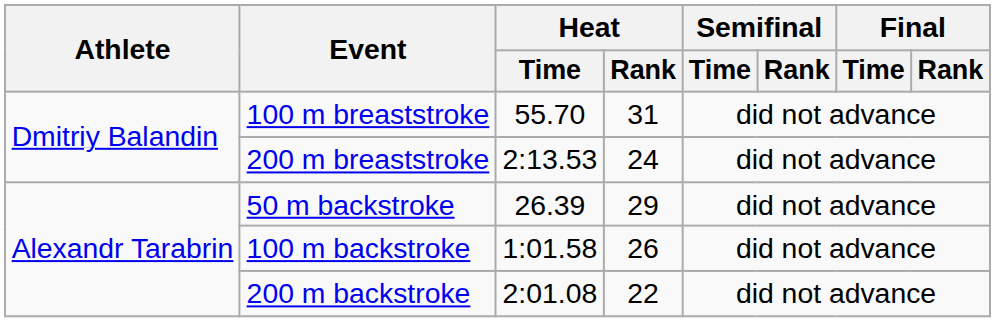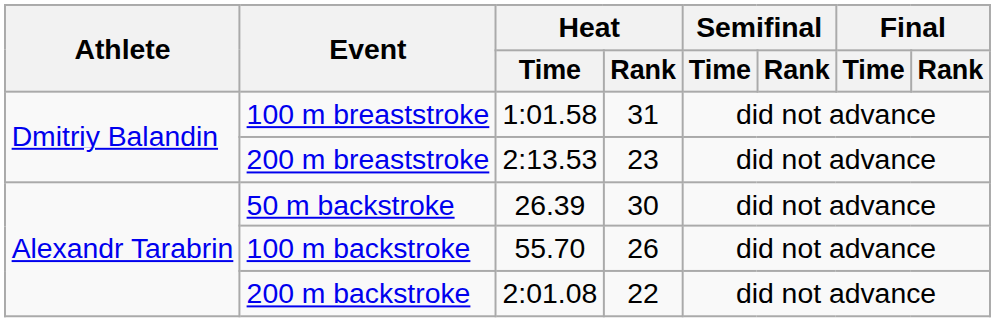(550, 115) 55.70 -> (550, 115) 1:01.58
(643, 160) 24 -> (643, 160) 23
(643, 205) 29 -> (643, 205) 30
(550, 249) 1:01.58 -> (550, 249) 55.70
